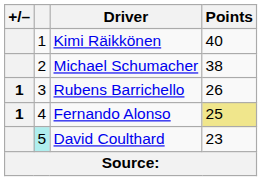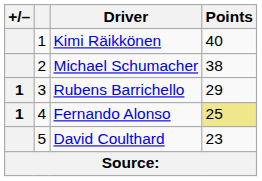(214, 90) 26 -> (214, 90) 29
(42, 139) paleturquoise background -> (42, 139) no background
